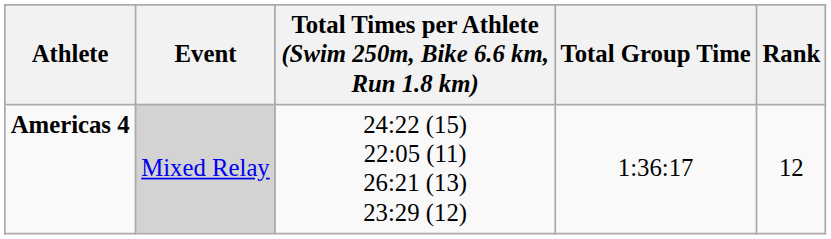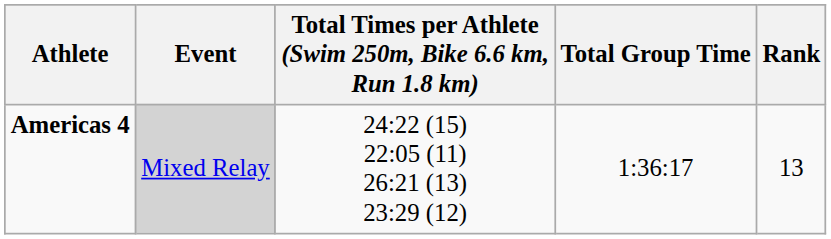(791, 168) 12 -> (791, 168) 13
